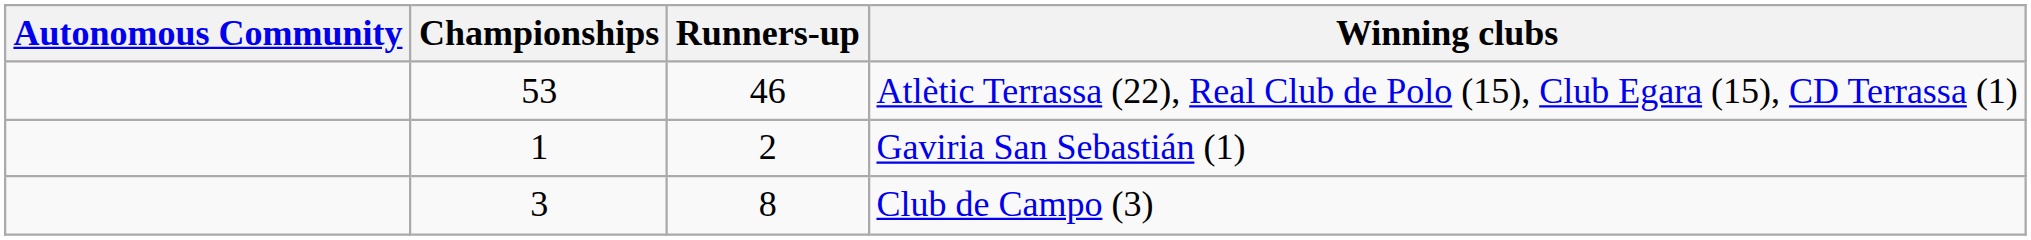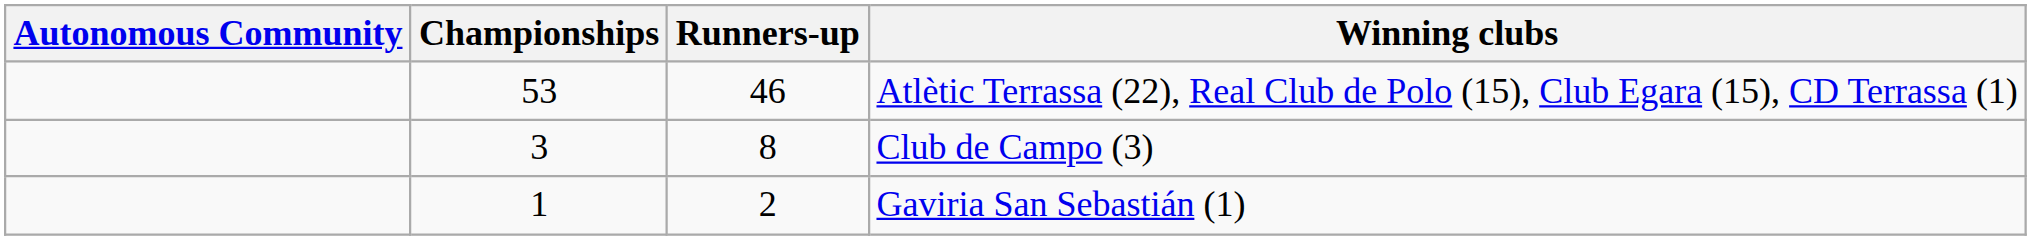rows swapped: (1015, 204) <-> (1061, 147)
